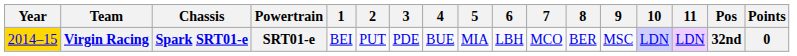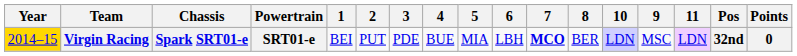columns swapped: (618, 15) <-> (654, 15)
(546, 39) normal -> (547, 39) bold
